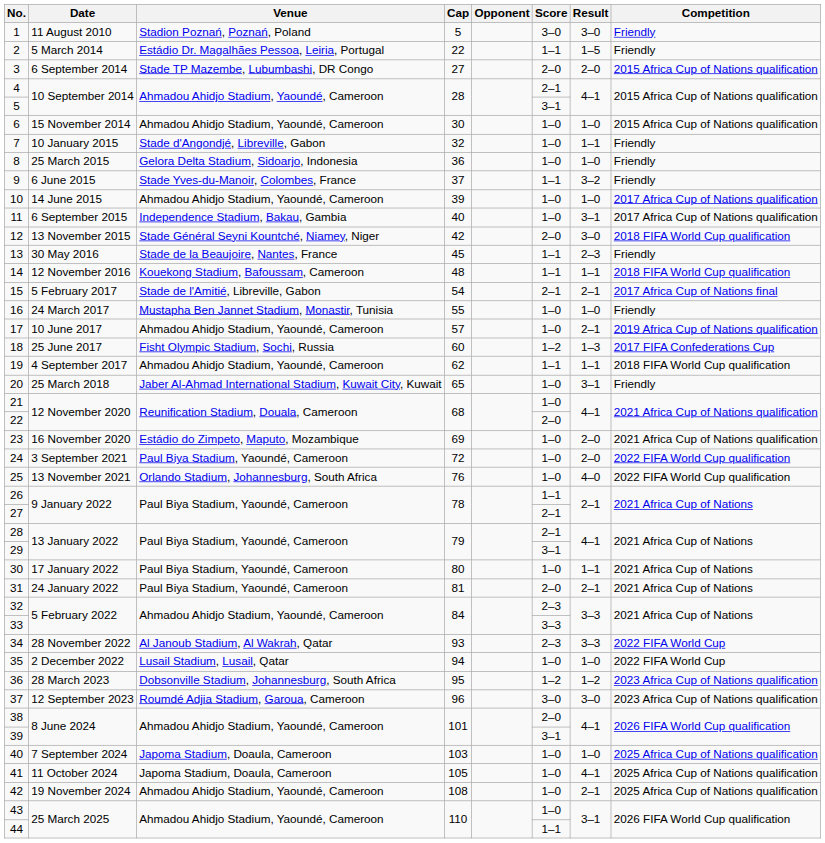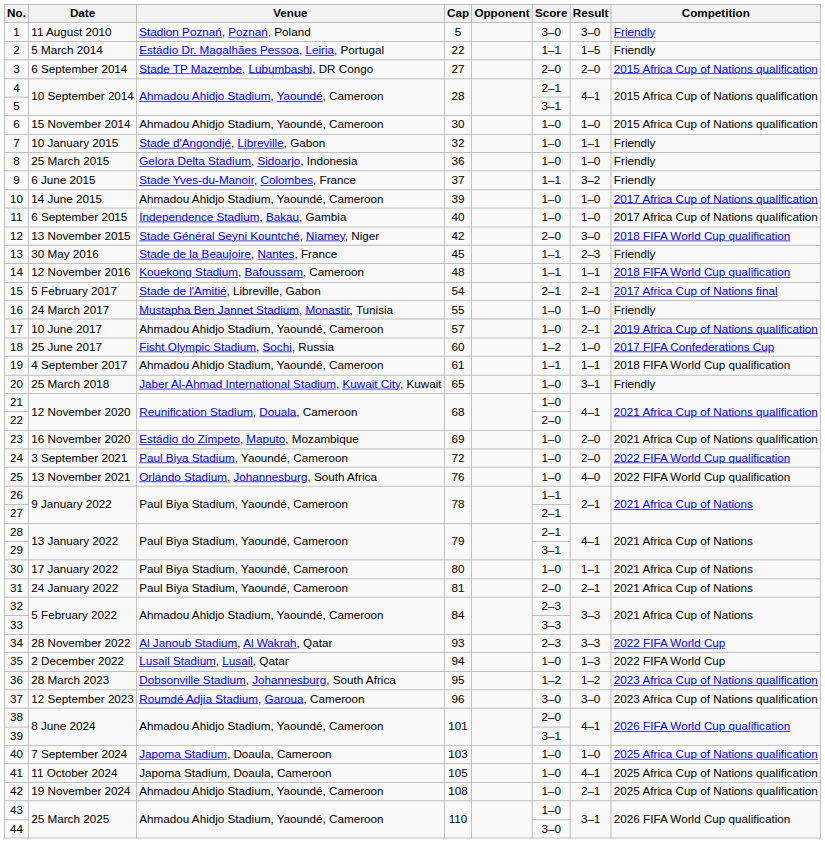(591, 217) 3–1 -> (591, 217) 1–0
(591, 347) 1–3 -> (591, 347) 1–0
(458, 365) 62 -> (458, 365) 61
(591, 662) 1–0 -> (591, 662) 1–3
(551, 828) 1–1 -> (551, 828) 3–0
